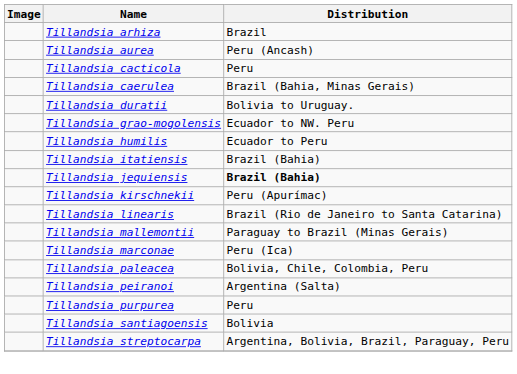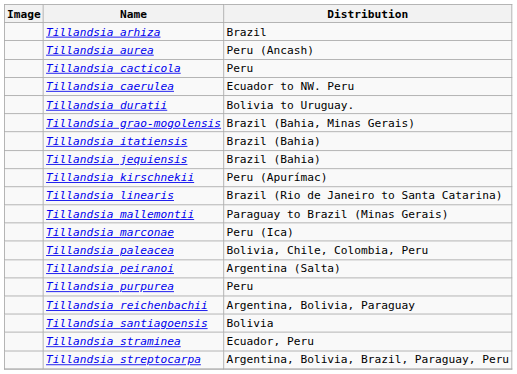(321, 86) Brazil (Bahia, Minas Gerais) -> (290, 86) Ecuador to NW. Peru
(290, 123) Ecuador to NW. Peru -> (321, 123) Brazil (Bahia, Minas Gerais)
- row: (107, 141)
(274, 178) bold -> (274, 159) normal
+ row: (127, 305)
+ row: (113, 342)
